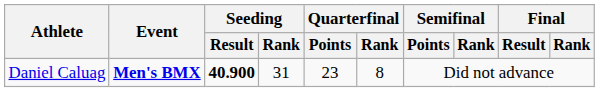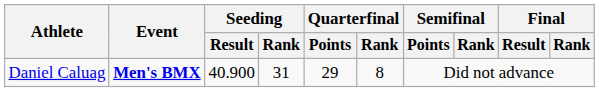(232, 72) bold -> (232, 72) normal
(330, 72) 23 -> (330, 72) 29
